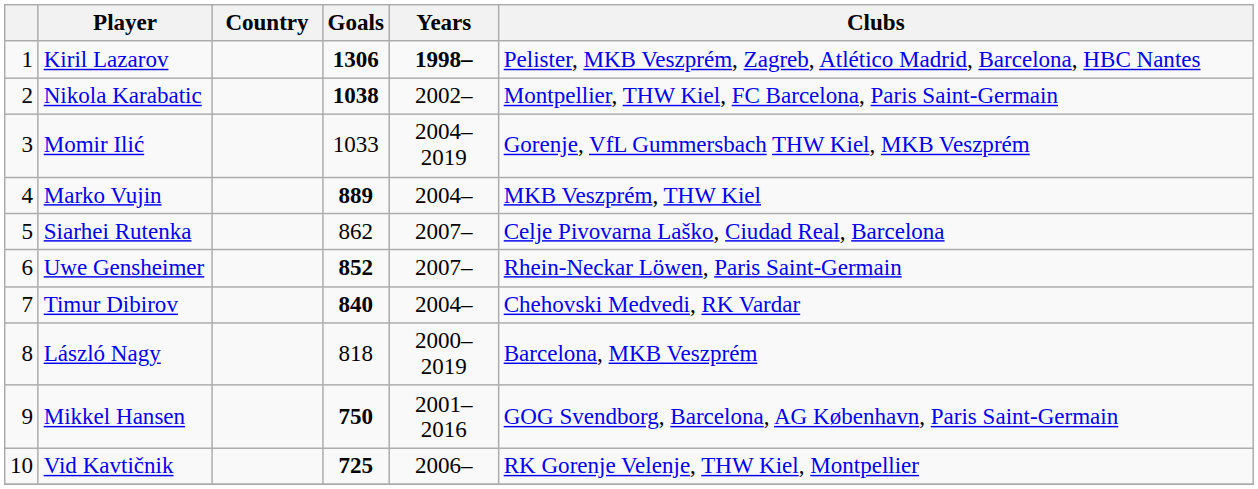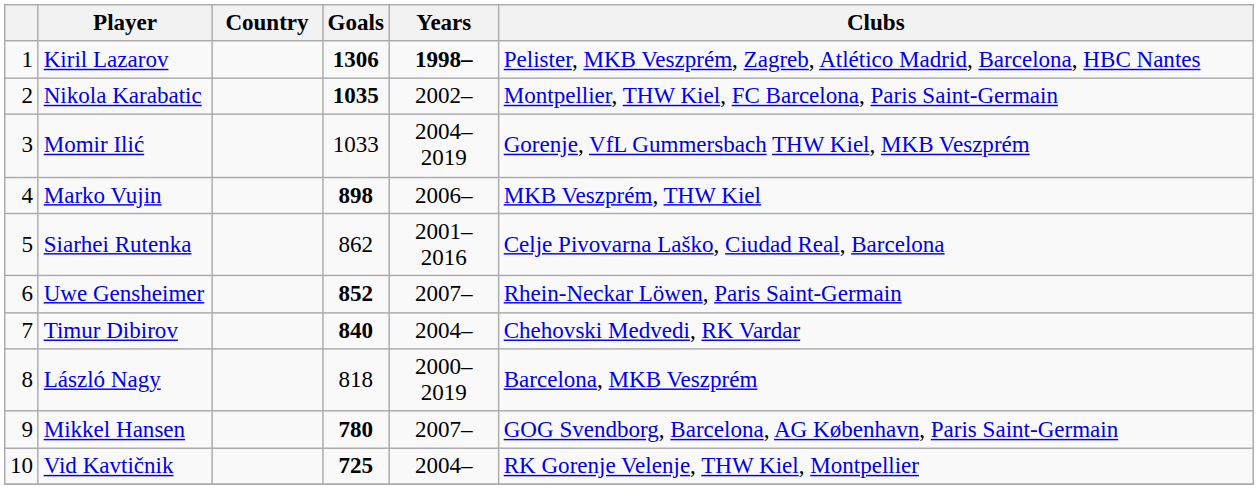(356, 95) 1038 -> (356, 95) 1035
(356, 194) 889 -> (356, 194) 898
(444, 194) 2004– -> (444, 194) 2006–
(444, 231) 2007– -> (444, 244) 2001–2016
(356, 416) 750 -> (356, 429) 780
(444, 416) 2001–2016 -> (444, 429) 2007–
(444, 465) 2006– -> (444, 465) 2004–
